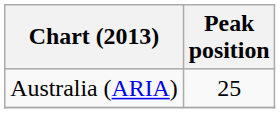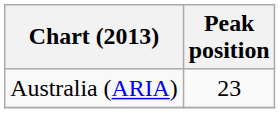(229, 88) 25 -> (229, 88) 23
